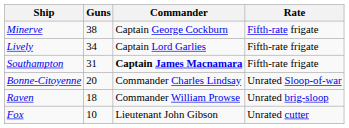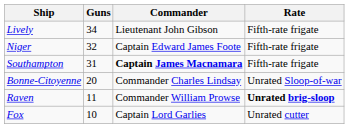- row: (25, 30)
(161, 47) Captain Lord Garlies -> (167, 30) Lieutenant John Gibson
+ row: (19, 47)
(92, 98) 18 -> (91, 98) 11
(288, 98) normal -> (291, 98) bold
(167, 115) Lieutenant John Gibson -> (161, 115) Captain Lord Garlies
